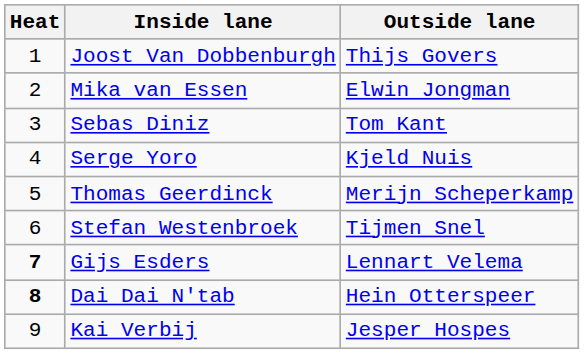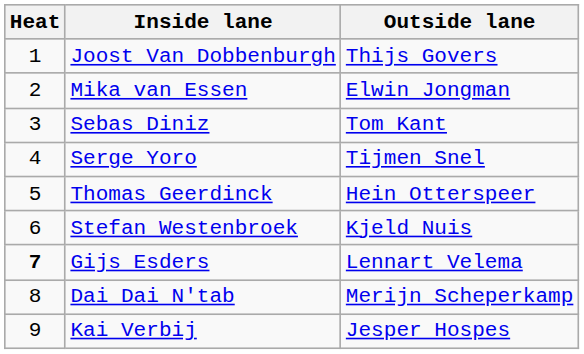(409, 159) Kjeld Nuis -> (415, 159) Tijmen Snel
(460, 194) Merijn Scheperkamp -> (441, 194) Hein Otterspeer
(415, 228) Tijmen Snel -> (409, 228) Kjeld Nuis
(35, 297) bold -> (35, 297) normal
(441, 297) Hein Otterspeer -> (460, 297) Merijn Scheperkamp
